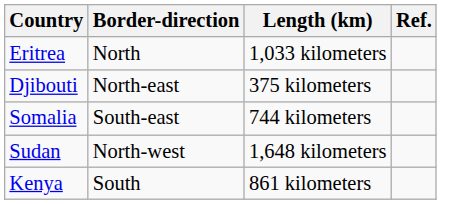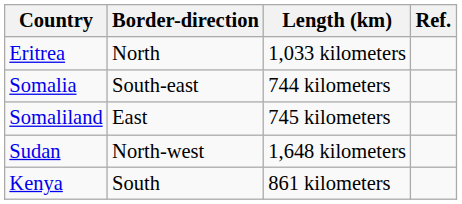- row: (43, 85)
+ row: (56, 118)
